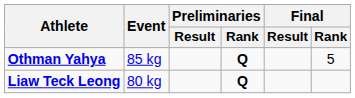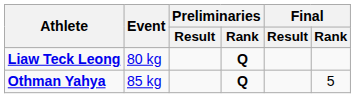rows swapped: (64, 82) <-> (57, 59)
